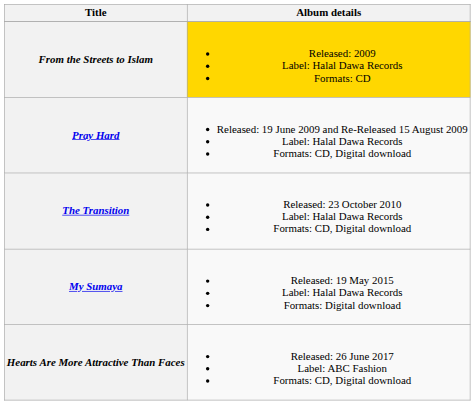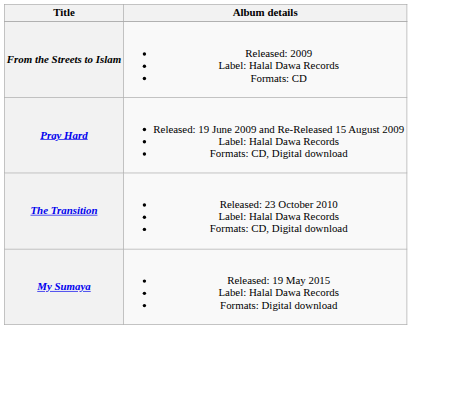(329, 66) gold background -> (265, 66) no background
- row: (96, 362)
